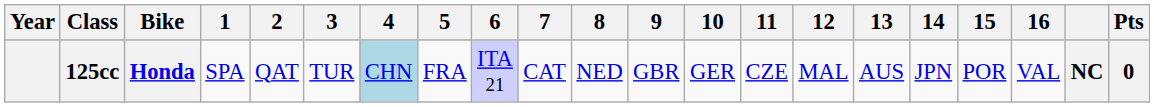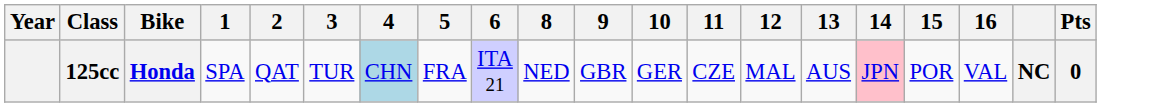- column: (545, 22)
(933, 70) no background -> (880, 70) pink background
